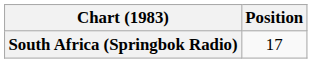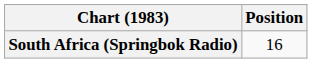(274, 44) 17 -> (274, 44) 16
